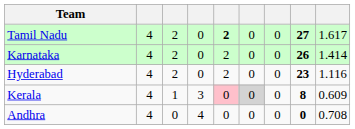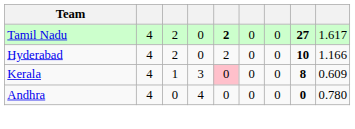- row: (33, 54)
(303, 74) 23 -> (303, 54) 10
(333, 74) 1.116 -> (333, 54) 1.166
(252, 94) lightgrey background -> (252, 74) no background
(333, 114) 0.708 -> (333, 94) 0.780
